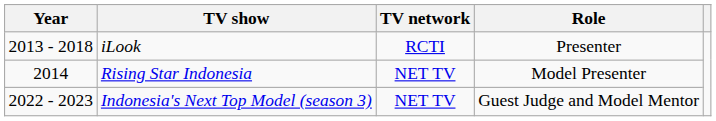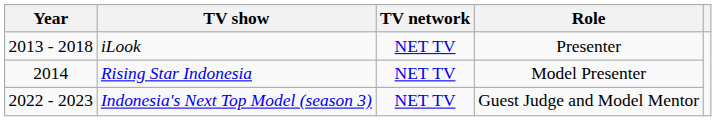(425, 45) RCTI -> (425, 45) NET TV
